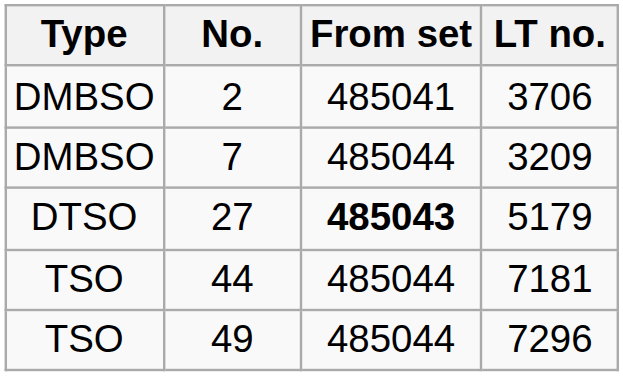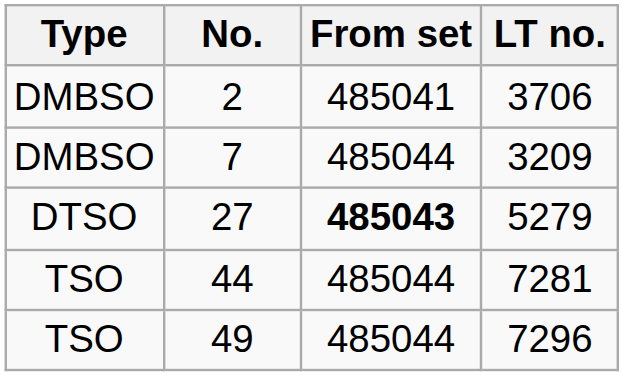(550, 217) 5179 -> (550, 217) 5279
(550, 278) 7181 -> (550, 278) 7281
